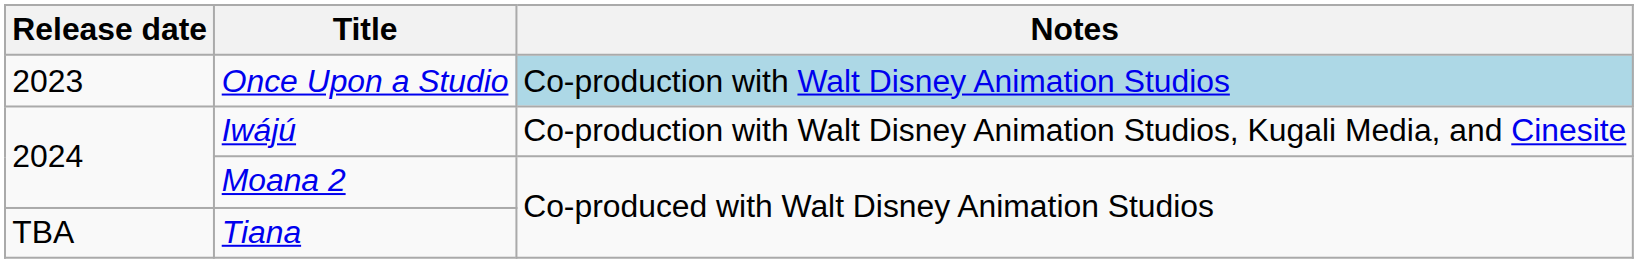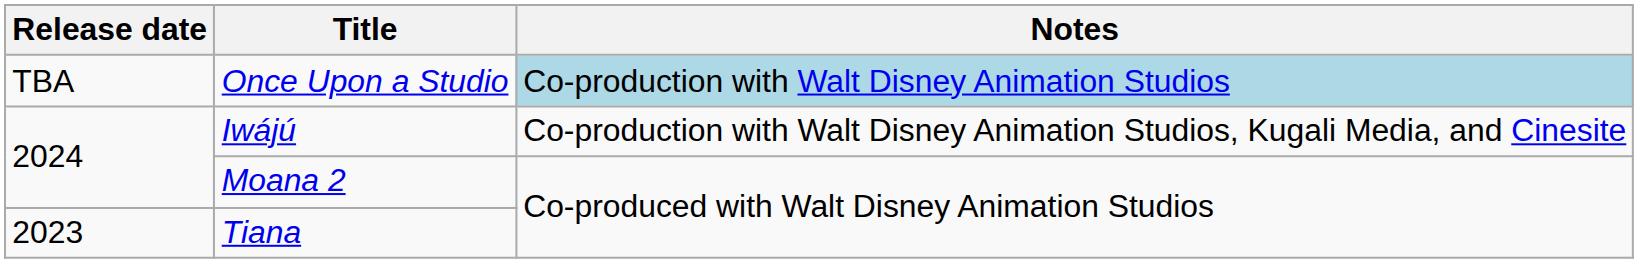(48, 80) 2023 -> (43, 80) TBA
(43, 231) TBA -> (48, 231) 2023
